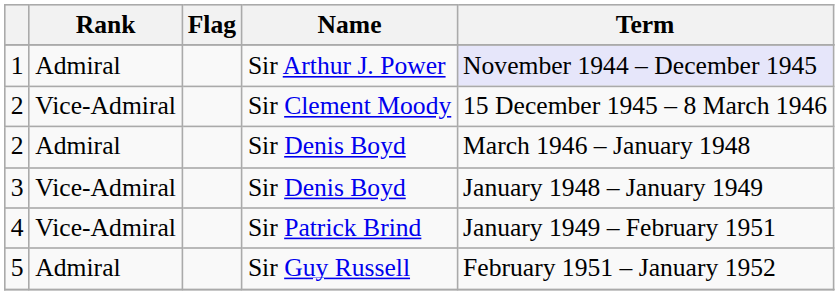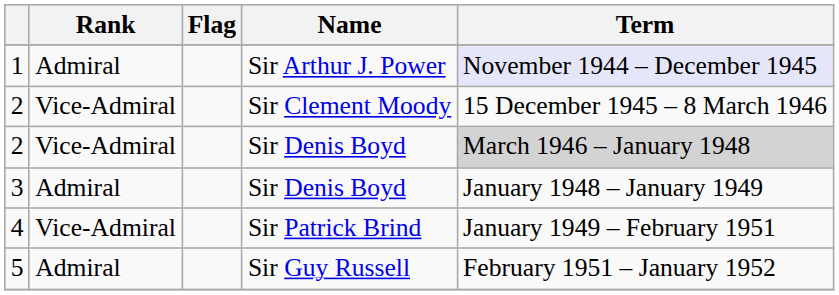(78, 146) Admiral -> (106, 146) Vice-Admiral
(607, 146) no background -> (607, 146) lightgrey background
(106, 187) Vice-Admiral -> (78, 187) Admiral
